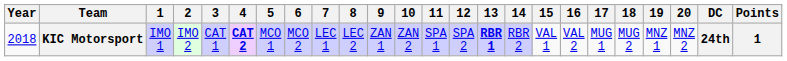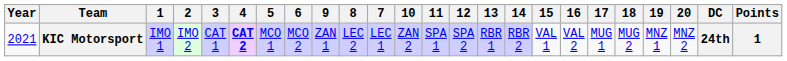columns swapped: (326, 14) <-> (381, 14)
(22, 40) 2018 -> (22, 40) 2021
(491, 40) bold -> (491, 40) normal
